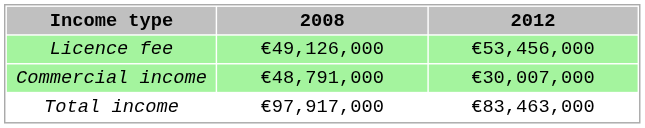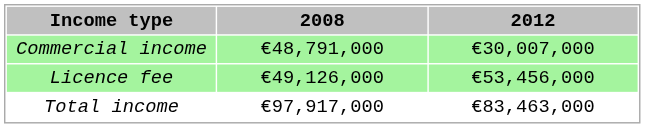rows swapped: (112, 49) <-> (112, 78)
